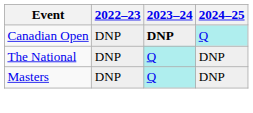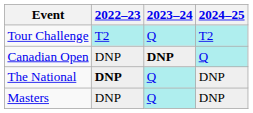+ row: (48, 35)
(108, 56) normal -> (108, 77) bold
